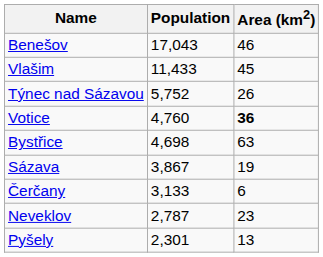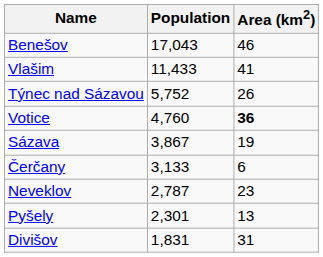(246, 69) 45 -> (246, 69) 41
- row: (35, 142)
+ row: (33, 240)
